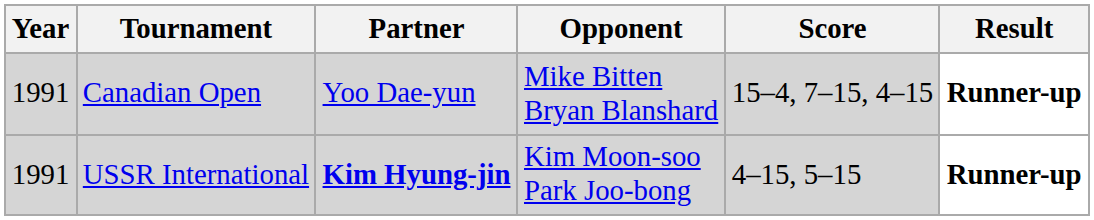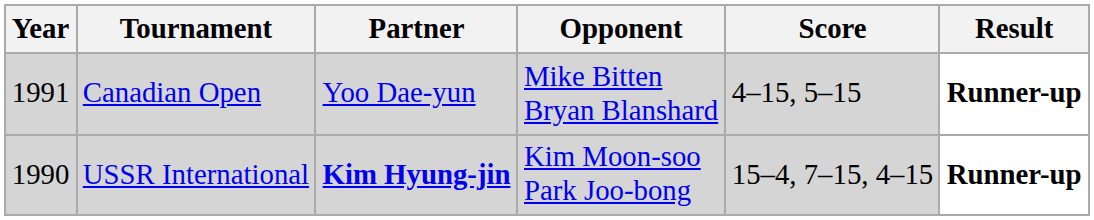(832, 93) 15–4, 7–15, 4–15 -> (797, 93) 4–15, 5–15
(41, 174) 1991 -> (41, 174) 1990
(797, 174) 4–15, 5–15 -> (832, 174) 15–4, 7–15, 4–15
